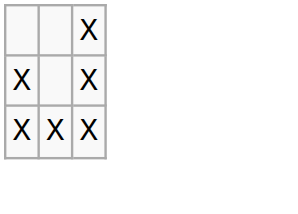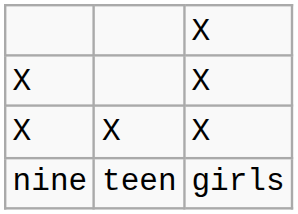+ row: (50, 182)
